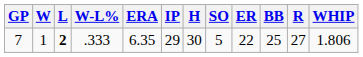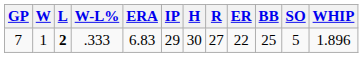columns swapped: (298, 16) <-> (219, 16)
(142, 40) 6.35 -> (142, 40) 6.83
(333, 40) 1.806 -> (333, 40) 1.896
